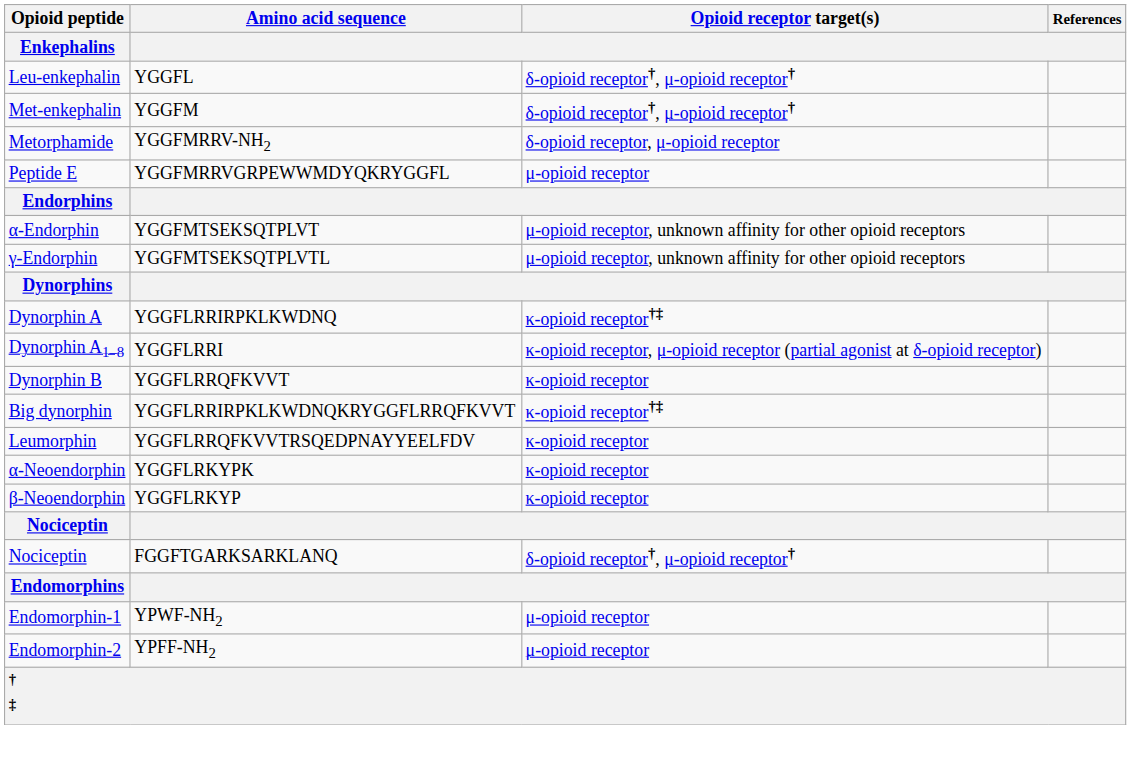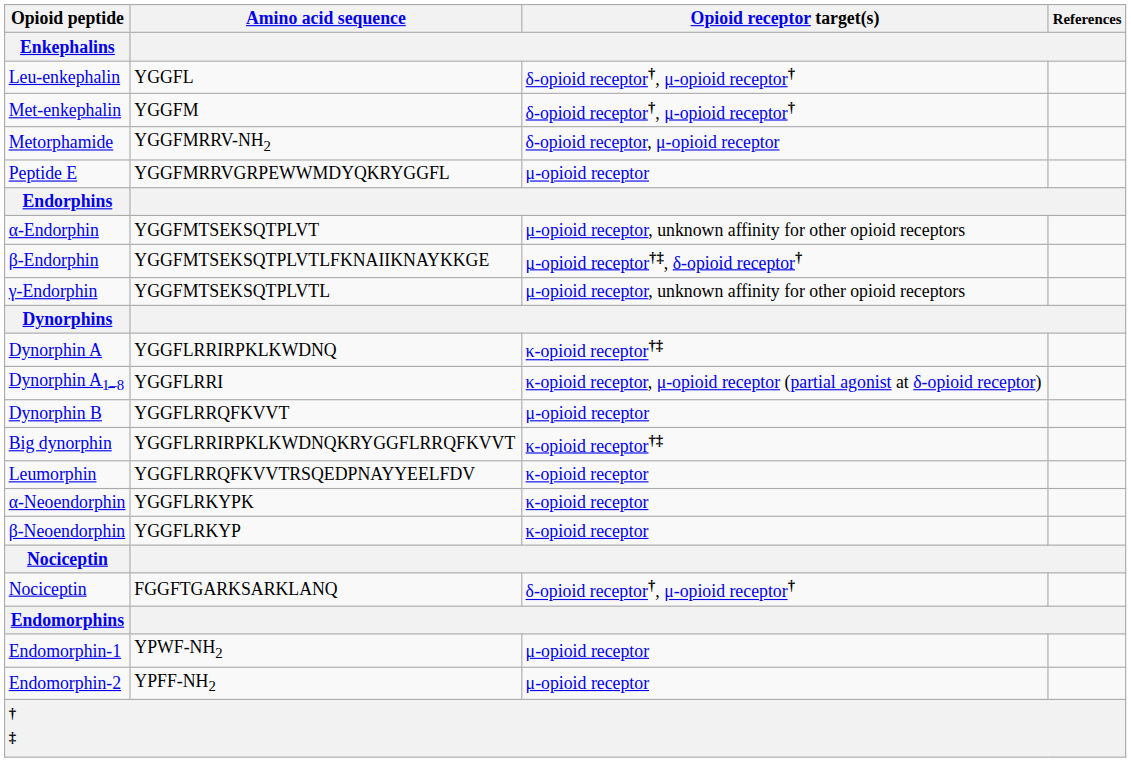+ row: (54, 260)
(587, 380) κ-opioid receptor -> (587, 413) μ-opioid receptor
